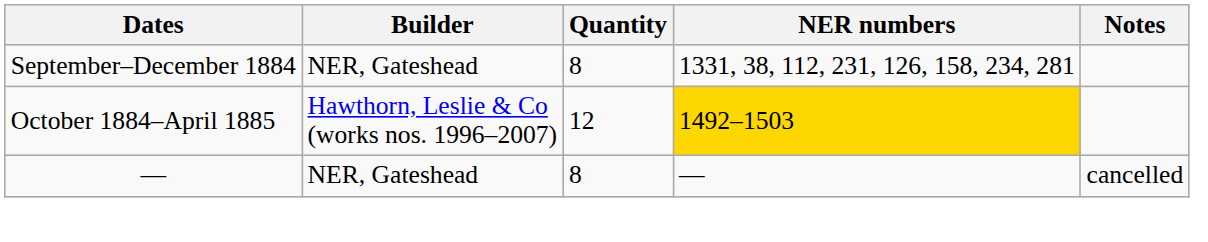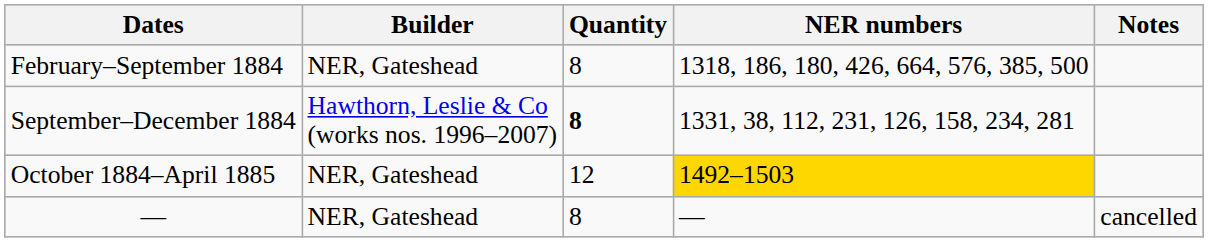+ row: (147, 65)
(393, 65) NER, Gateshead -> (432, 120) Hawthorn, Leslie & Co (works nos. 1996–2007)
(575, 65) normal -> (575, 120) bold
(432, 120) Hawthorn, Leslie & Co (works nos. 1996–2007) -> (393, 175) NER, Gateshead
